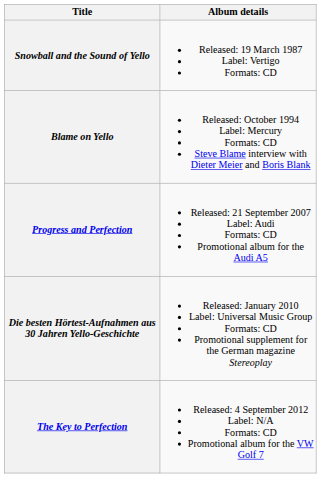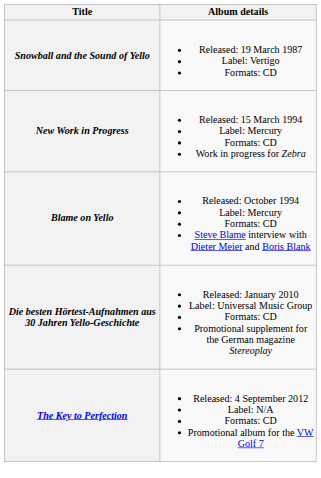+ row: (82, 131)
- row: (82, 229)
